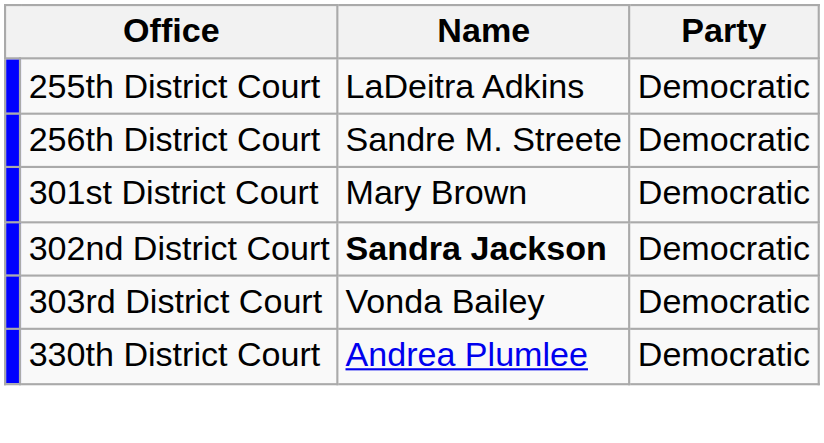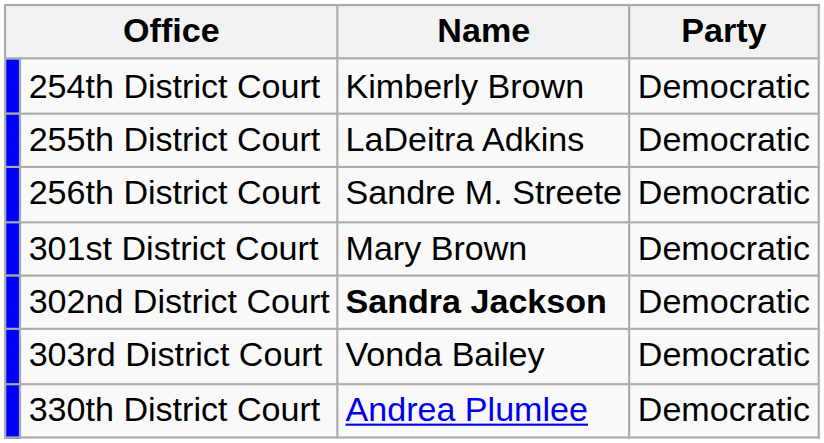+ row: (174, 85)
